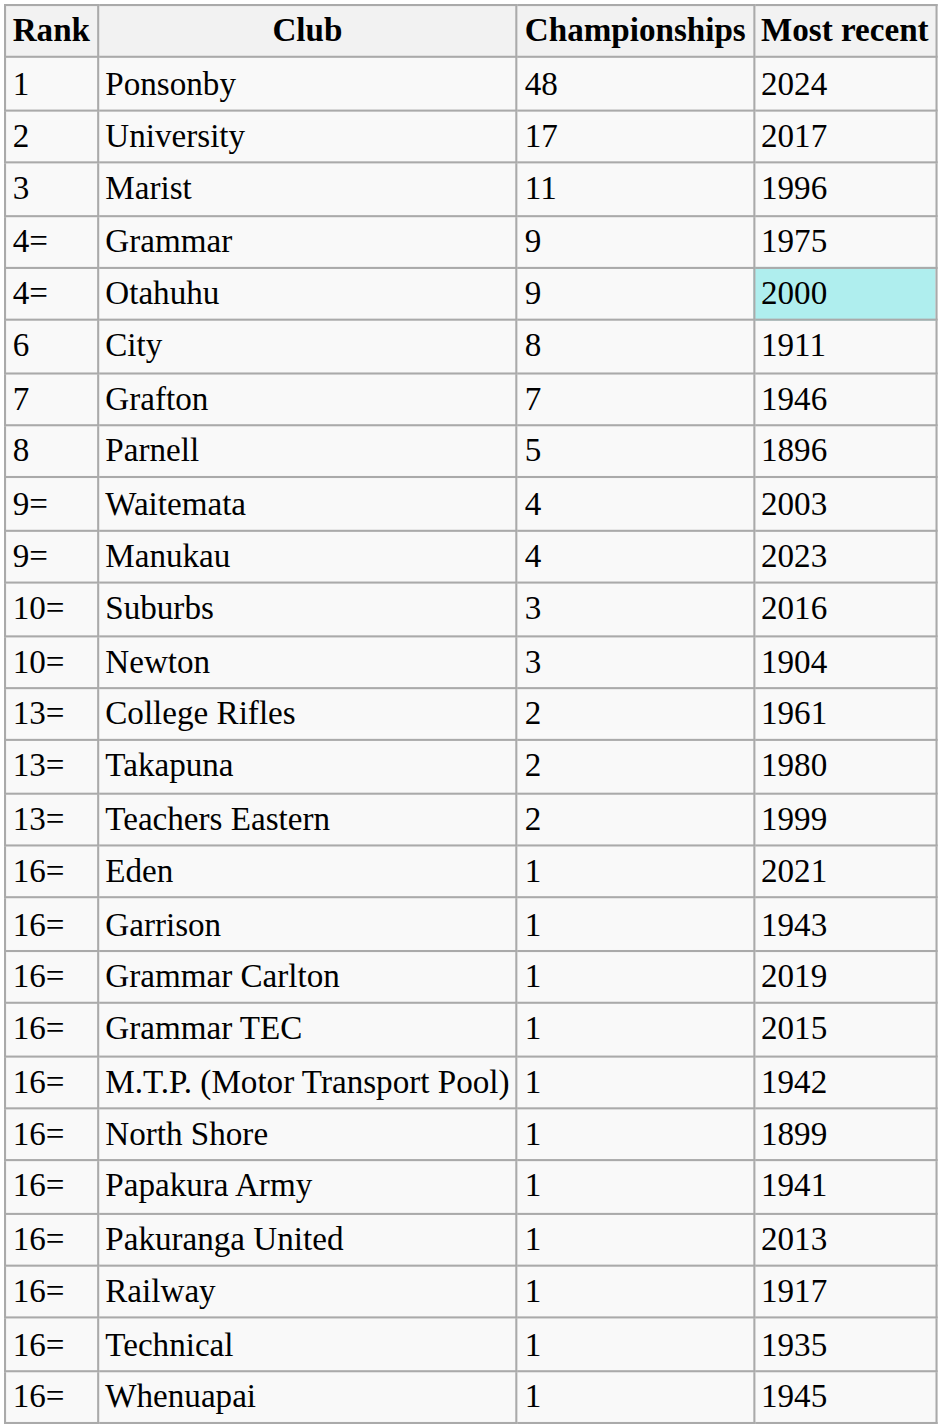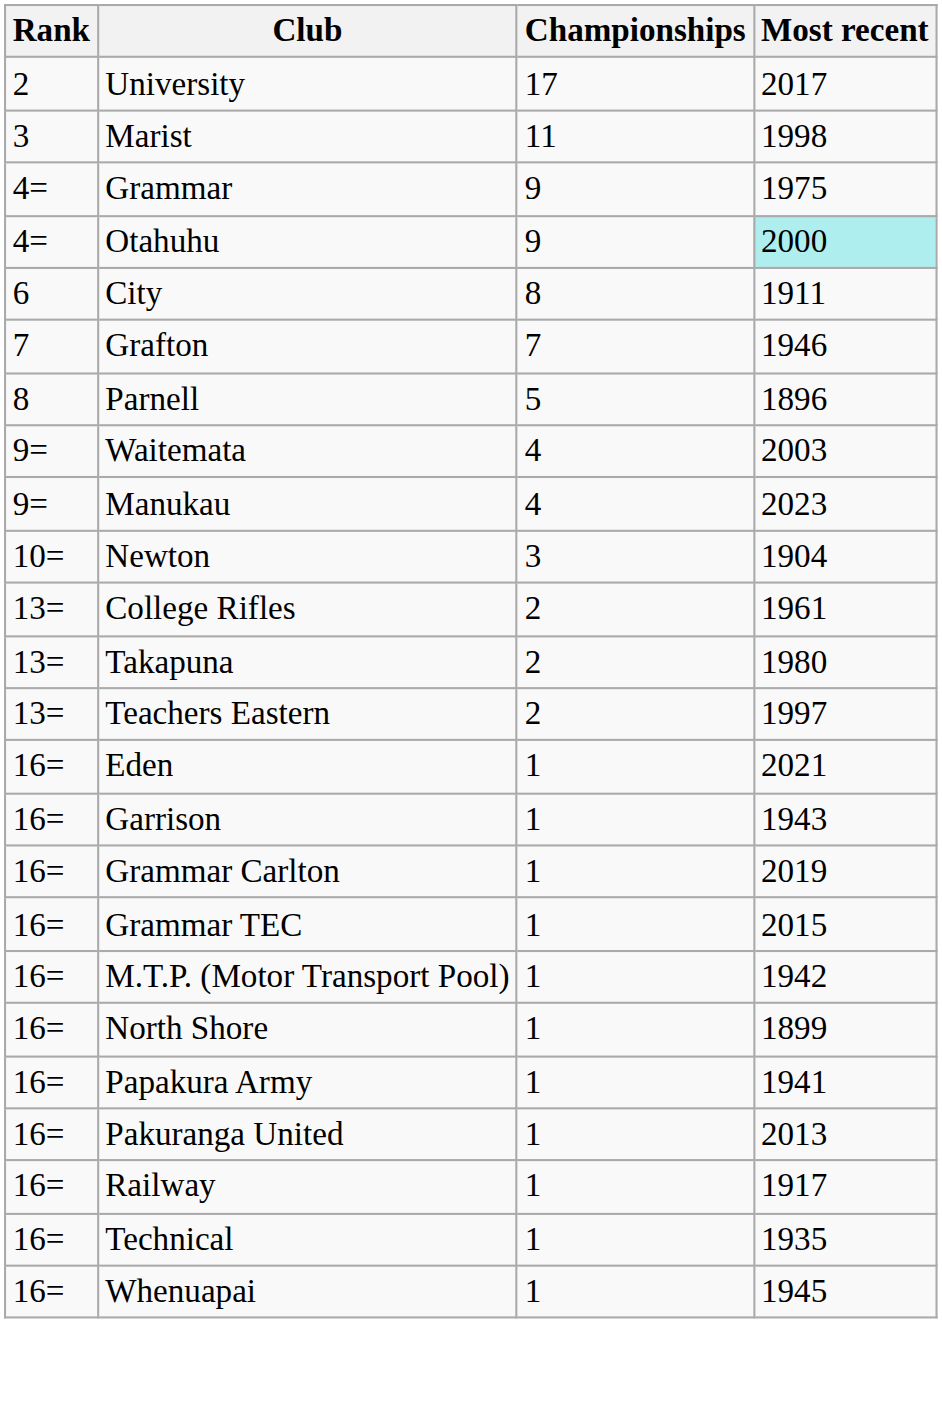- row: (171, 83)
(794, 188) 1996 -> (794, 135) 1998
- row: (160, 608)
(794, 818) 1999 -> (794, 713) 1997
